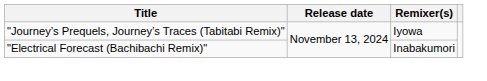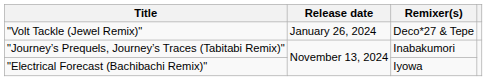+ row: (75, 31)
(408, 31) Iyowa -> (424, 48) Inabakumori
(424, 48) Inabakumori -> (408, 66) Iyowa
